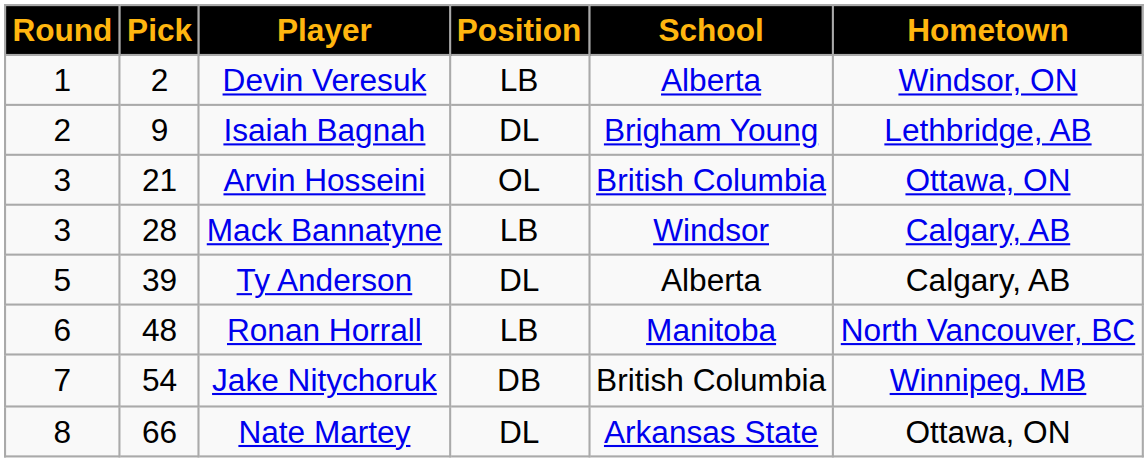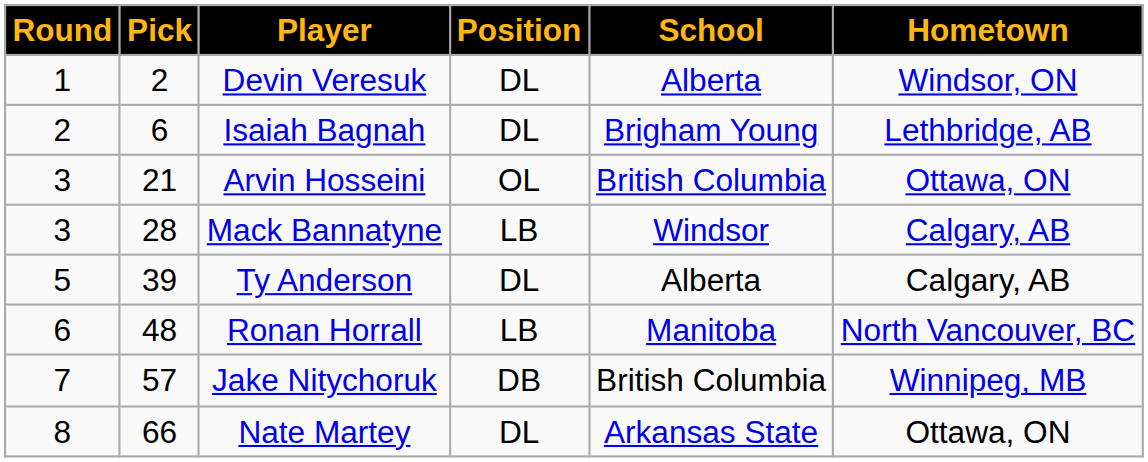(519, 80) LB -> (519, 80) DL
(160, 130) 9 -> (160, 130) 6
(160, 381) 54 -> (160, 381) 57
